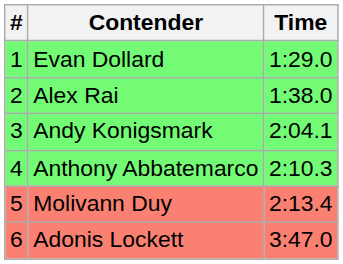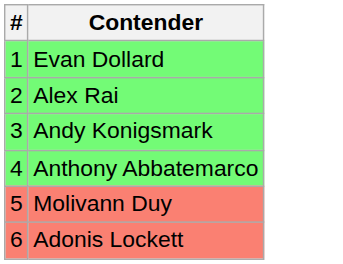- column: (301, 22)
